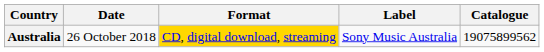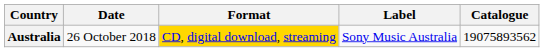(500, 36) 19075899562 -> (500, 36) 19075893562
